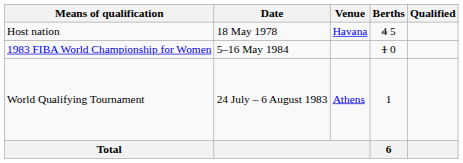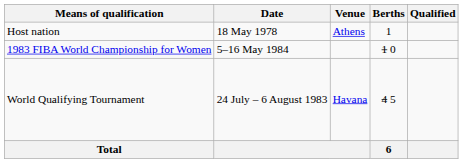(350, 31) Havana -> (349, 31) Athens
(389, 31) 4 5 -> (389, 31) 1
(349, 99) Athens -> (350, 99) Havana
(389, 99) 1 -> (389, 99) 4 5
